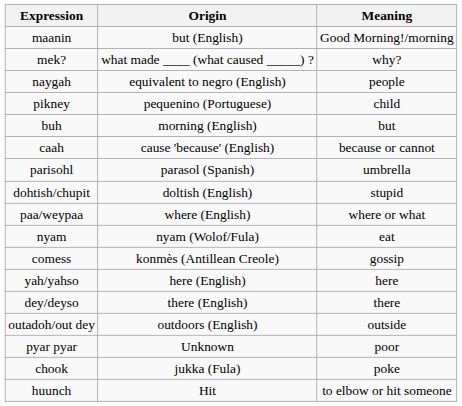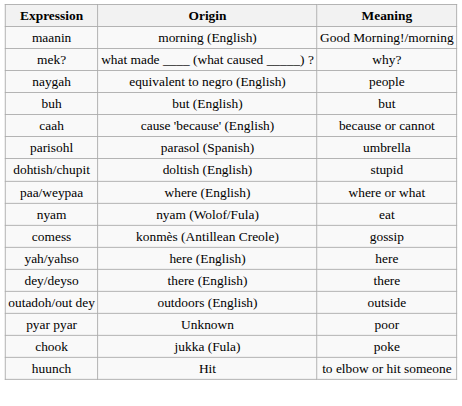(208, 37) but (English) -> (208, 37) morning (English)
- row: (52, 103)
(208, 125) morning (English) -> (208, 103) but (English)
